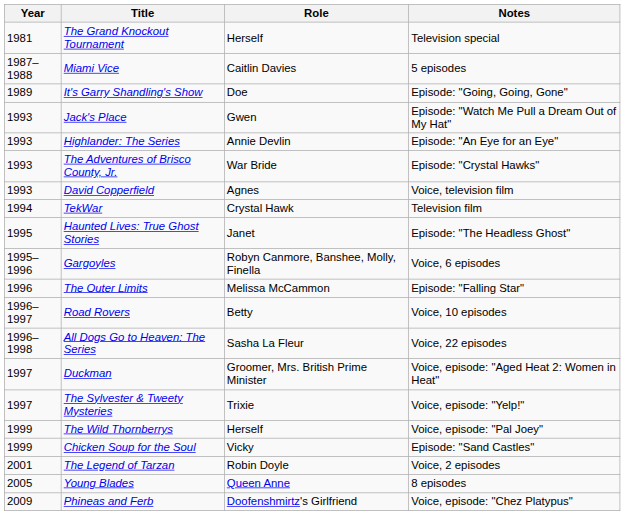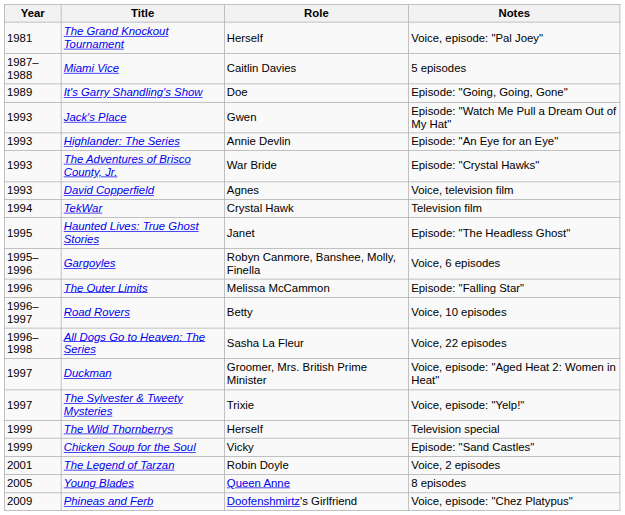(455, 37) Television special -> (477, 37) Voice, episode: "Pal Joey"
(477, 429) Voice, episode: "Pal Joey" -> (455, 429) Television special
